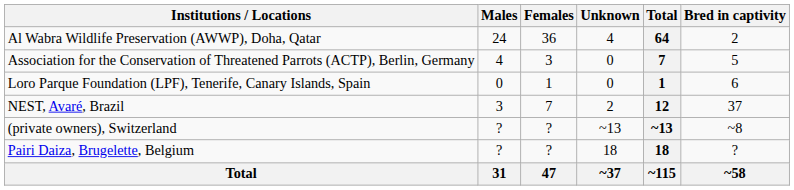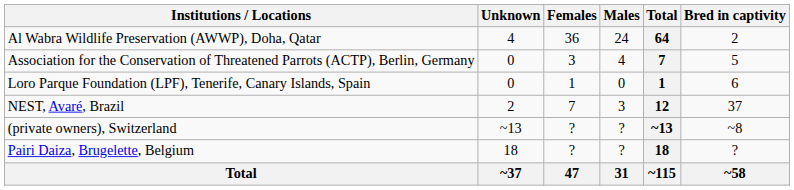columns swapped: (499, 15) <-> (610, 15)
